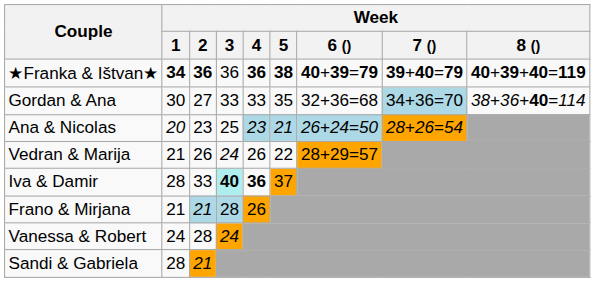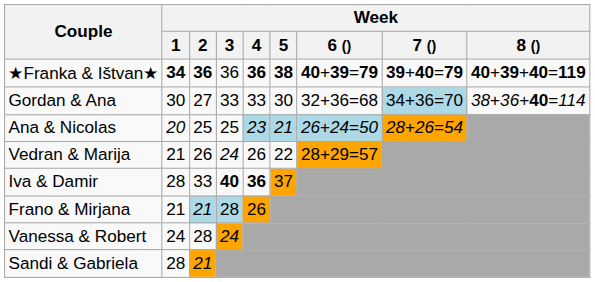(283, 100) 35 -> (283, 100) 30
(203, 127) 23 -> (203, 127) 25
(230, 182) paleturquoise background -> (230, 182) no background
